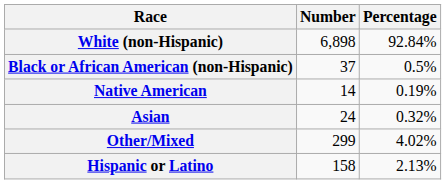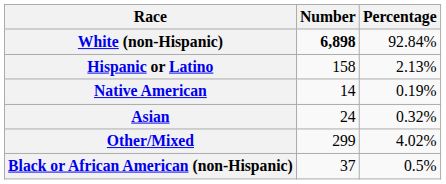(338, 41) normal -> (338, 41) bold
rows swapped: (150, 66) <-> (150, 166)
